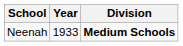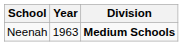(65, 31) 1933 -> (65, 31) 1963
